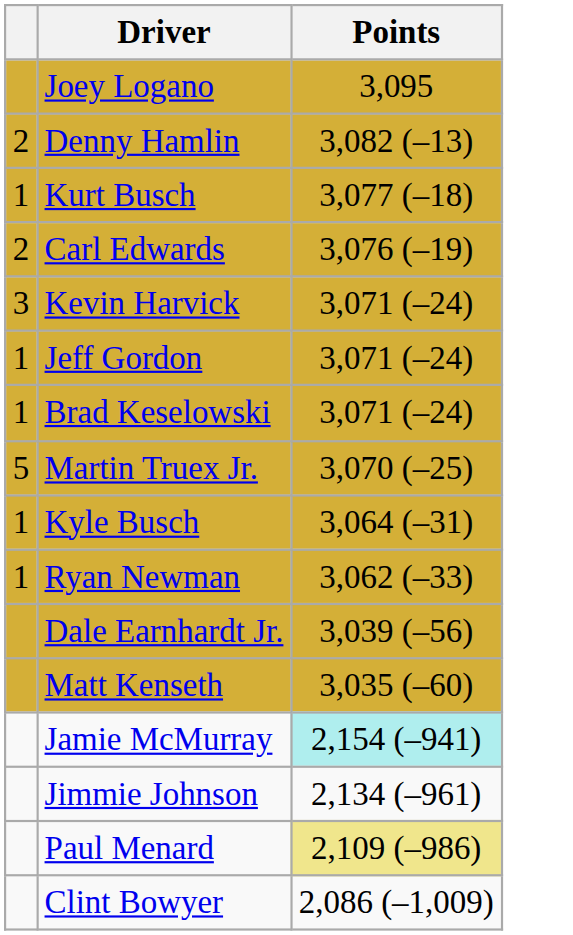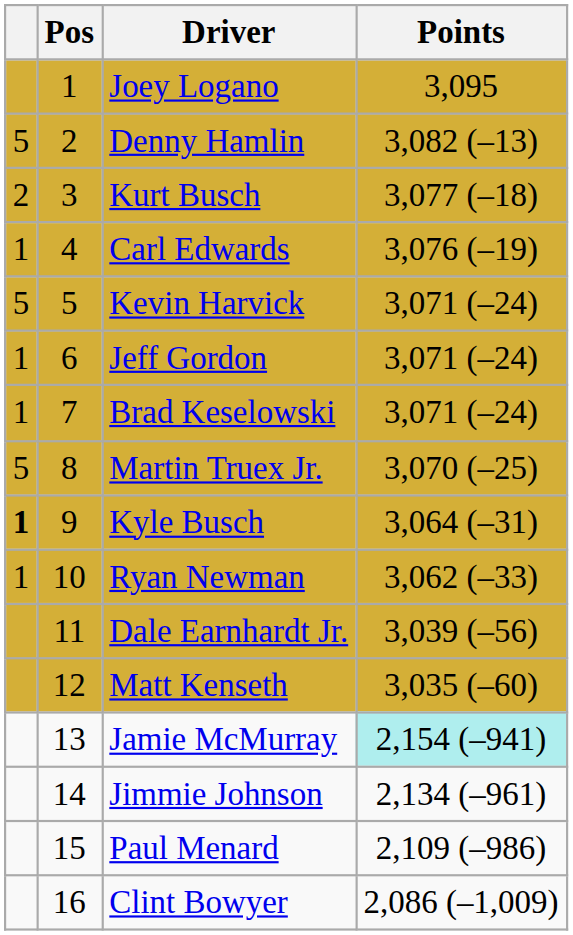+ column: (69, 31)
(21, 140) 2 -> (21, 140) 5
(21, 195) 1 -> (21, 195) 2
(21, 249) 2 -> (21, 249) 1
(21, 303) 3 -> (21, 303) 5
(21, 521) normal -> (21, 521) bold
(396, 847) khaki background -> (461, 847) no background
